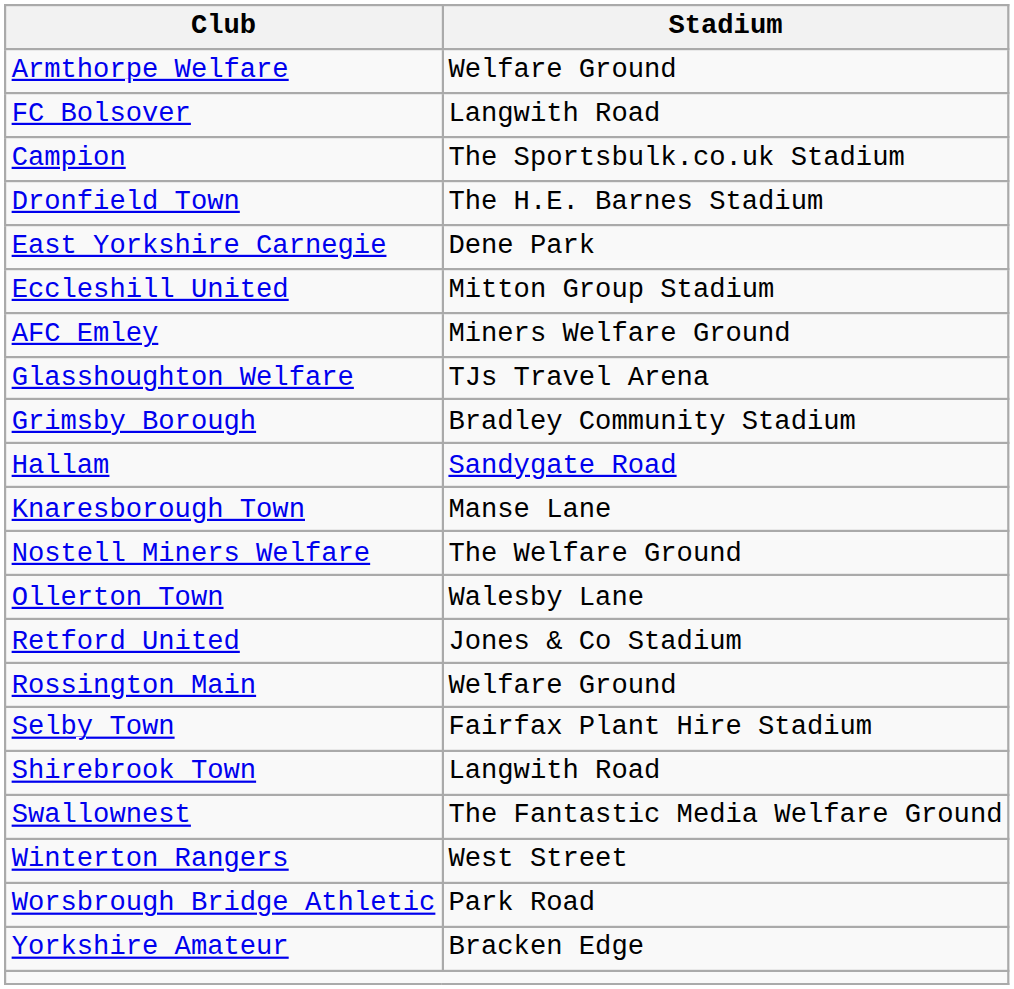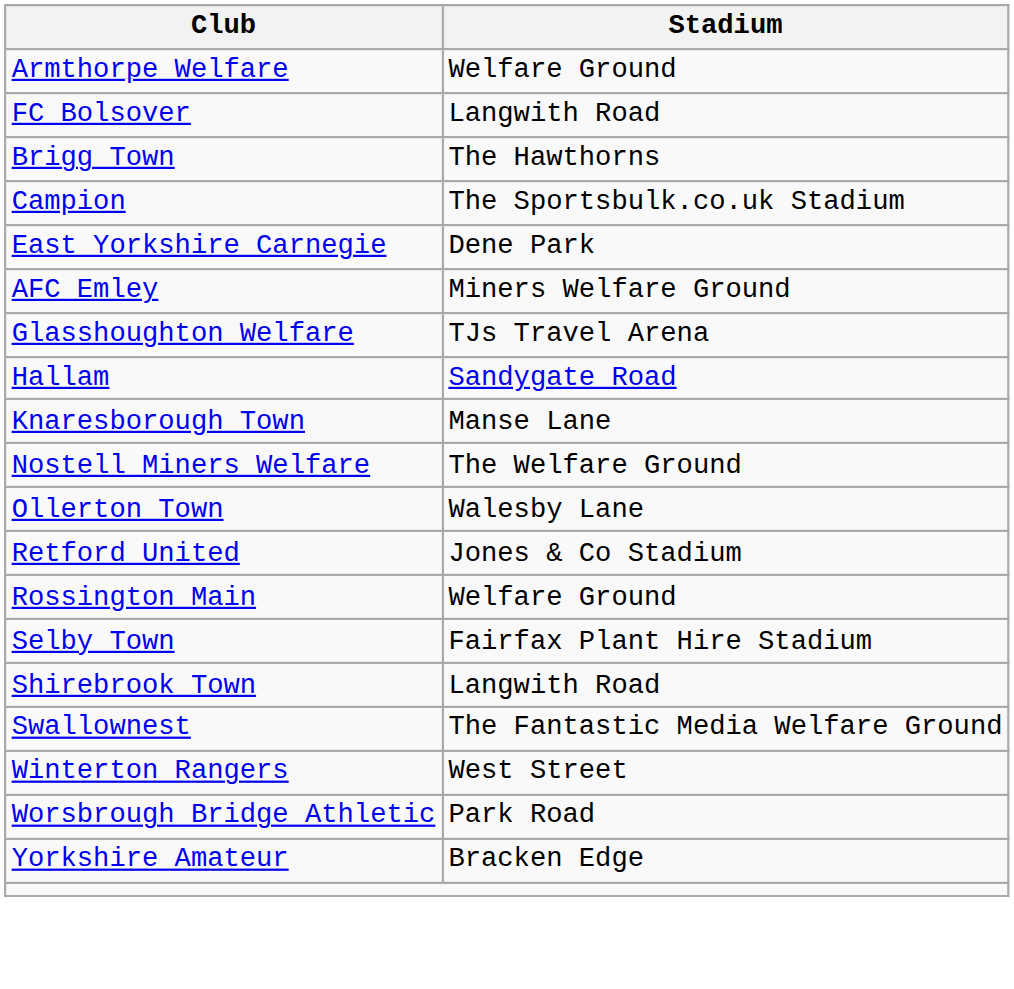+ row: (93, 159)
- row: (126, 203)
- row: (150, 291)
- row: (134, 422)
